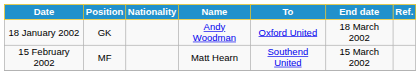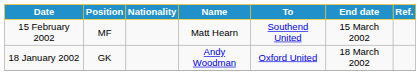rows swapped: (44, 33) <-> (44, 58)
